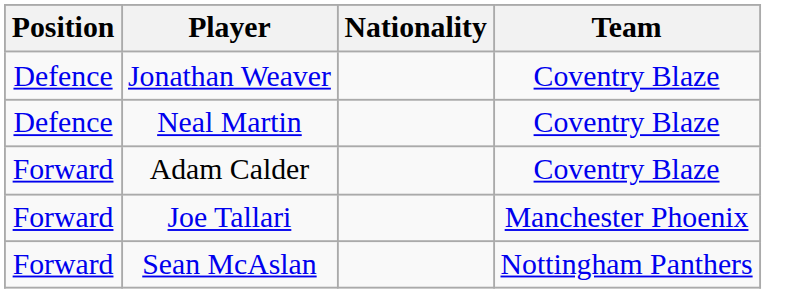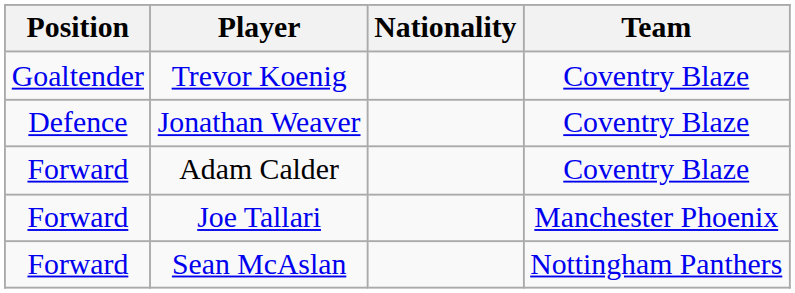+ row: (259, 75)
- row: (229, 122)
